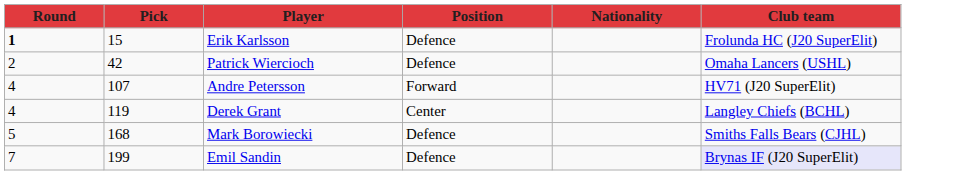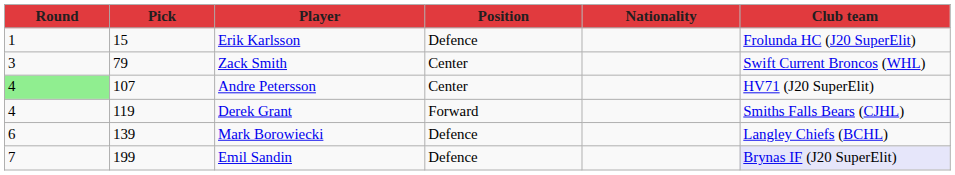(12, 39) bold -> (12, 39) normal
- row: (260, 63)
+ row: (253, 63)
(12, 87) no background -> (12, 87) lightgreen background
(431, 87) Forward -> (448, 87) Center
(426, 110) Center -> (453, 110) Forward
(777, 110) Langley Chiefs (BCHL) -> (824, 110) Smiths Falls Bears (CJHL)
(12, 134) 5 -> (12, 134) 6
(119, 134) 168 -> (124, 134) 139
(785, 134) Smiths Falls Bears (CJHL) -> (816, 134) Langley Chiefs (BCHL)
